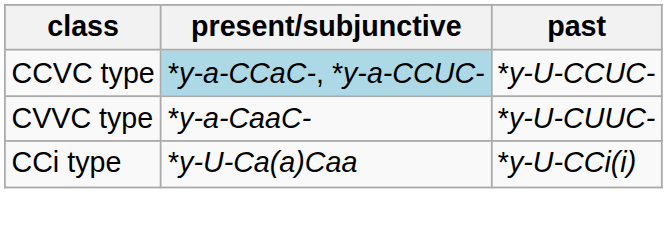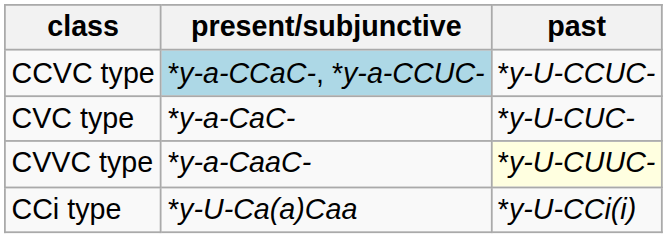+ row: (73, 118)
(577, 118) no background -> (577, 163) lightyellow background
